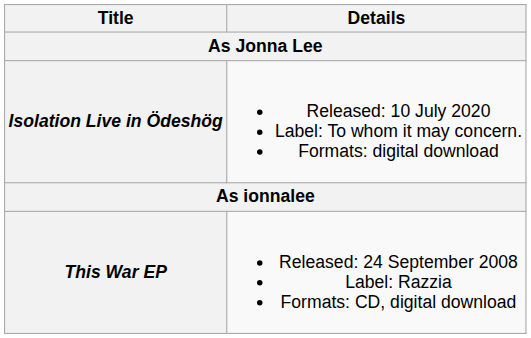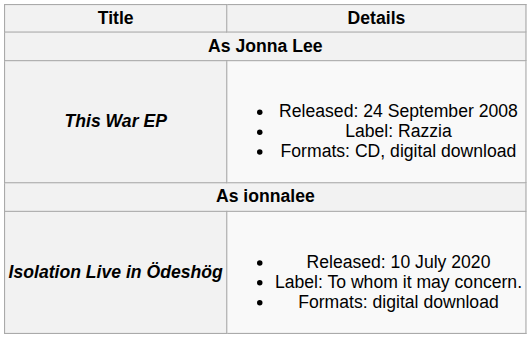rows swapped: (116, 272) <-> (116, 121)
